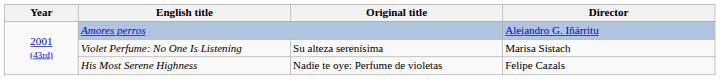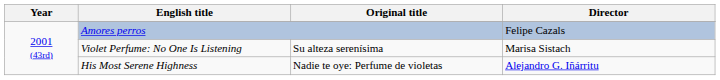(552, 30) Alejandro G. Iñárritu -> (535, 30) Felipe Cazals
(535, 65) Felipe Cazals -> (552, 65) Alejandro G. Iñárritu
